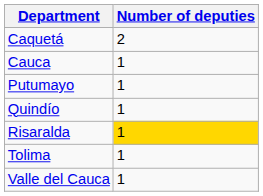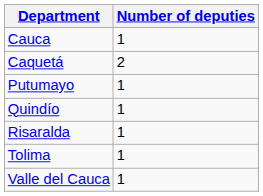rows swapped: (29, 62) <-> (36, 39)
(121, 132) gold background -> (121, 132) no background
